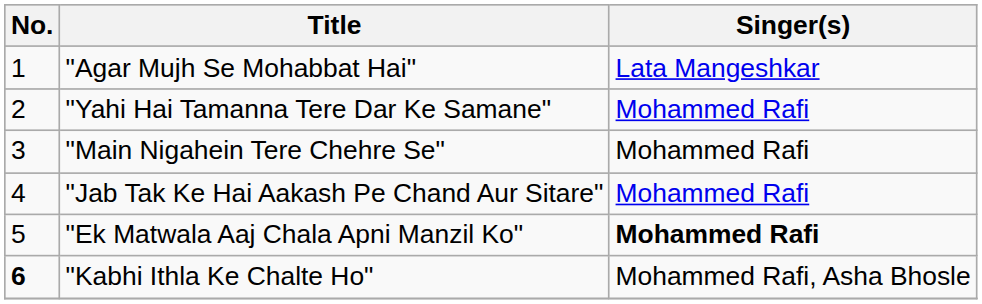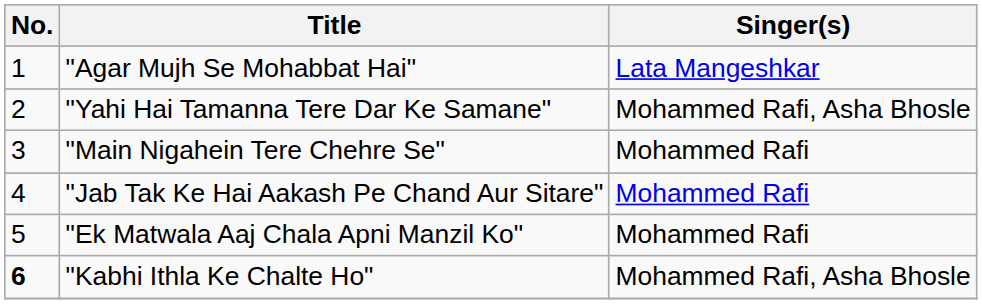(712, 109) Mohammed Rafi -> (793, 109) Mohammed Rafi, Asha Bhosle
(718, 234) bold -> (712, 234) normal
